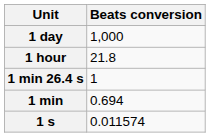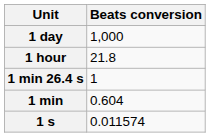(107, 100) 0.694 -> (107, 100) 0.604
